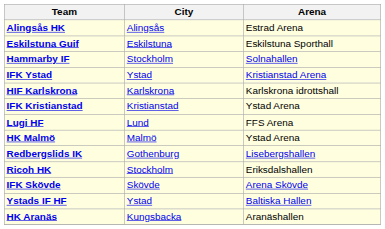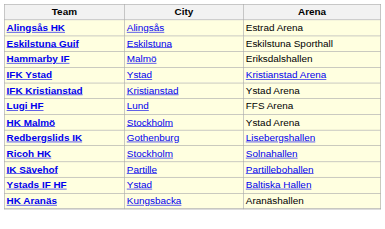(150, 59) Stockholm -> (142, 59) Malmö
(272, 59) Solnahallen -> (279, 59) Eriksdalshallen
- row: (42, 91)
(142, 138) Malmö -> (150, 122) Stockholm
(279, 169) Eriksdalshallen -> (272, 153) Solnahallen
- row: (34, 185)
+ row: (32, 169)
